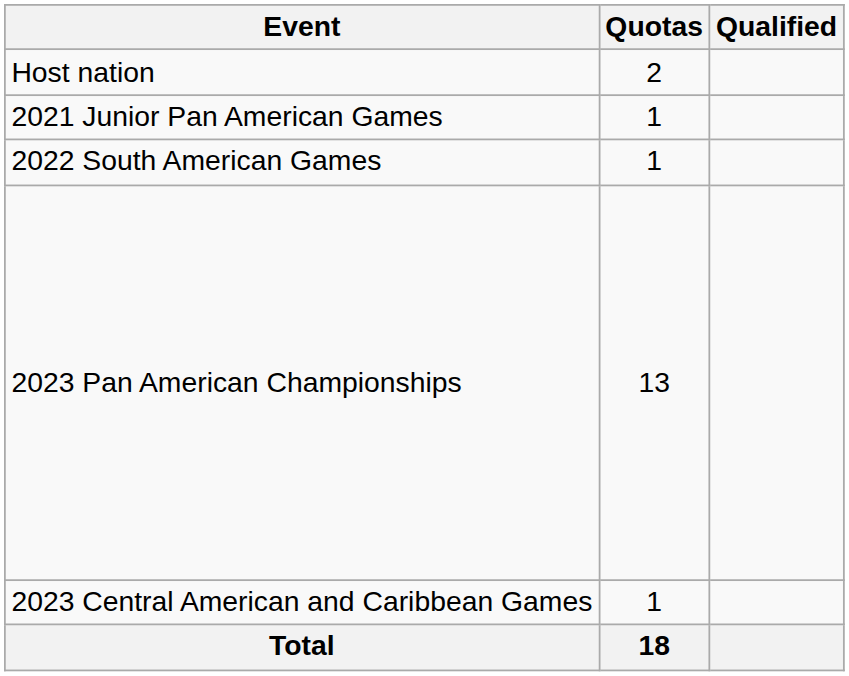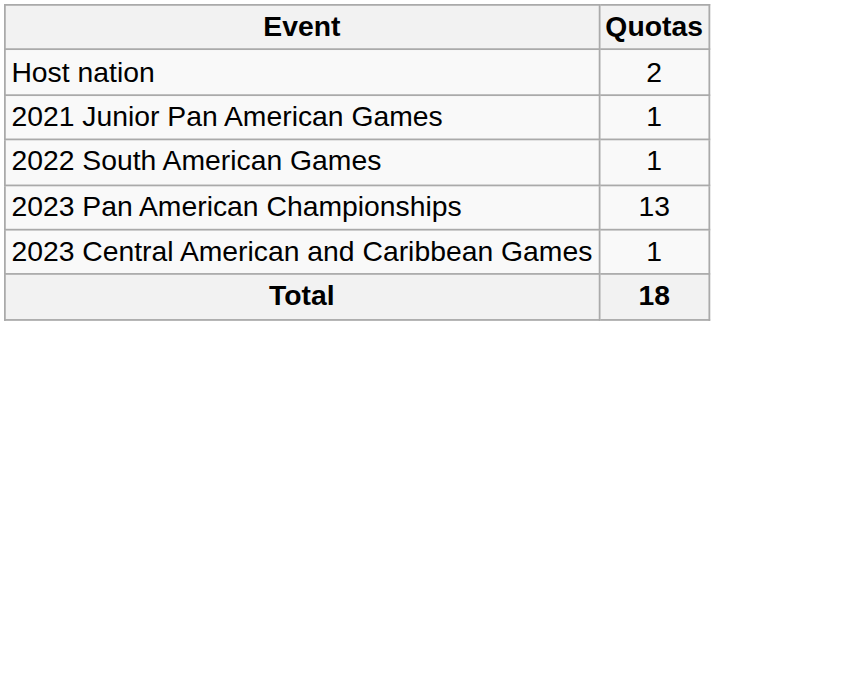- column: (777, 26)
